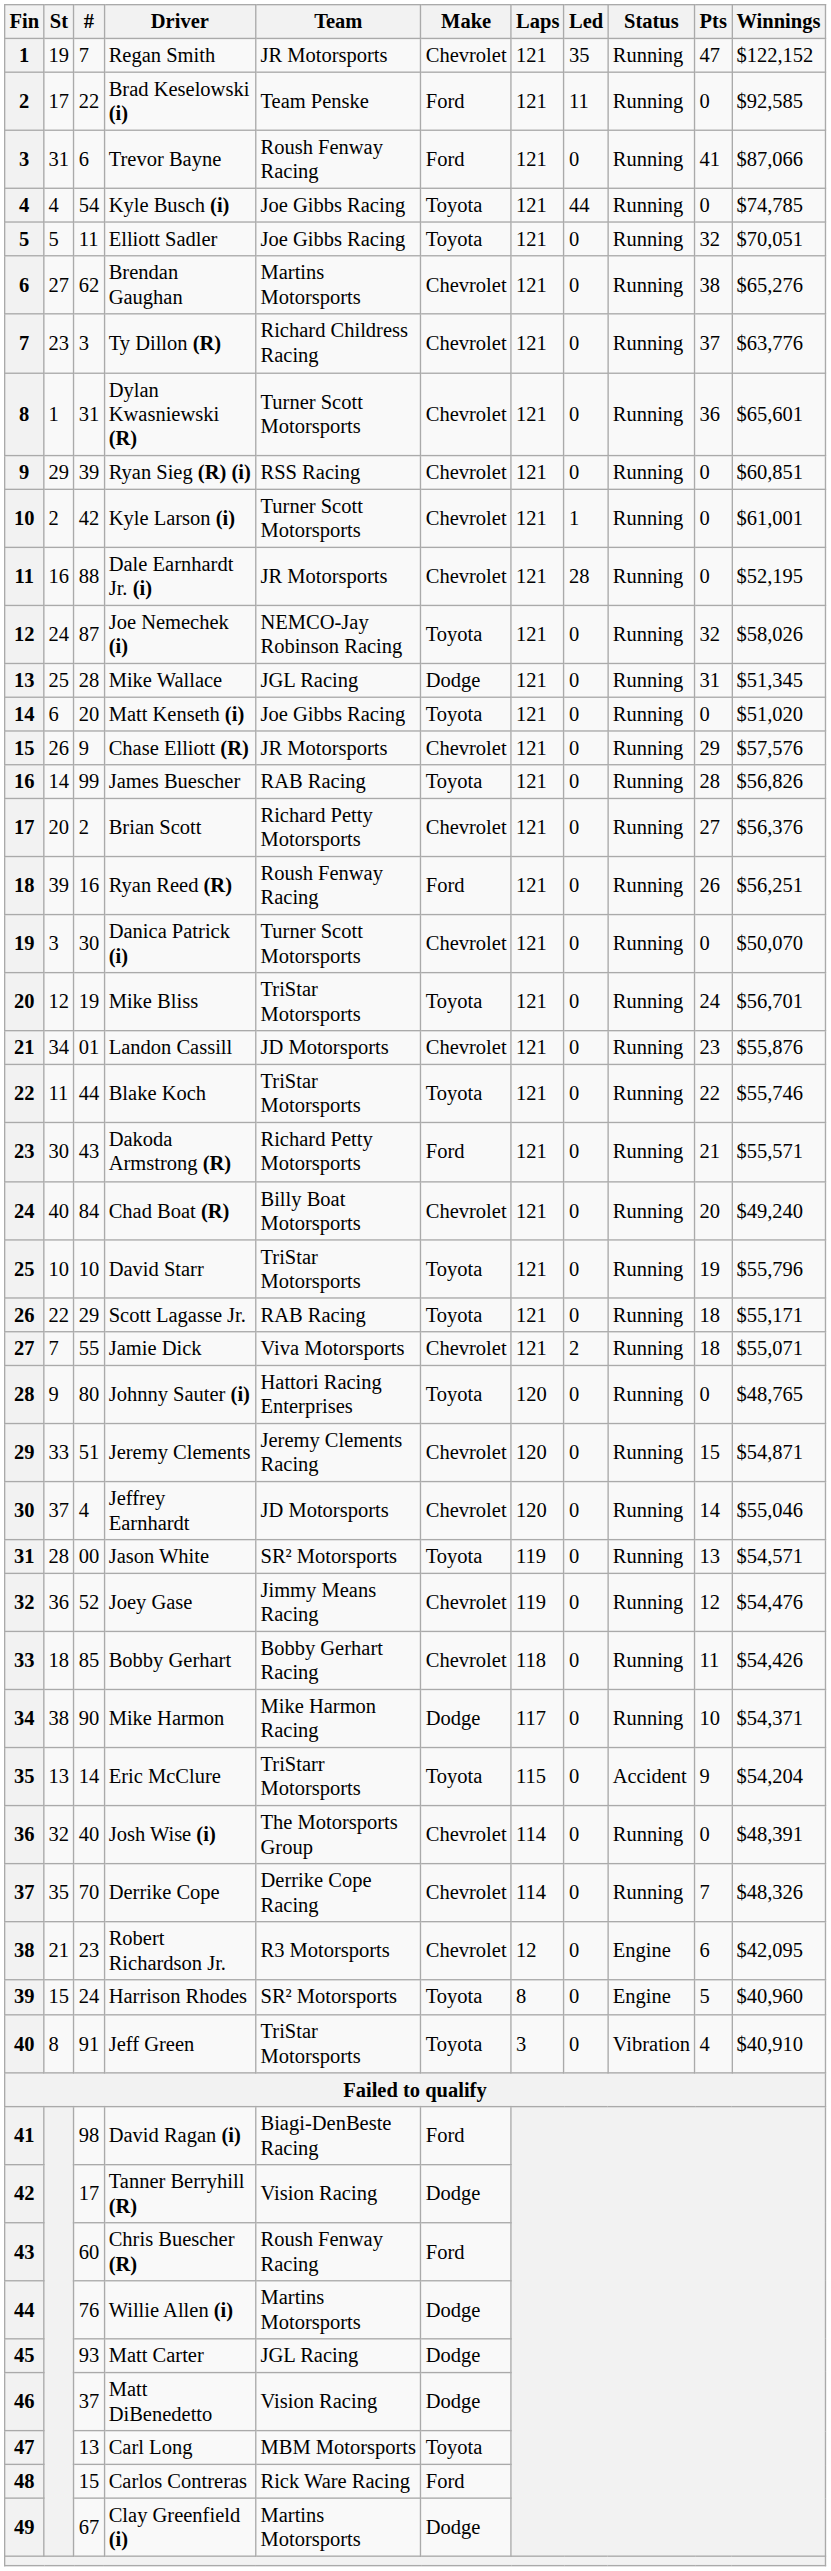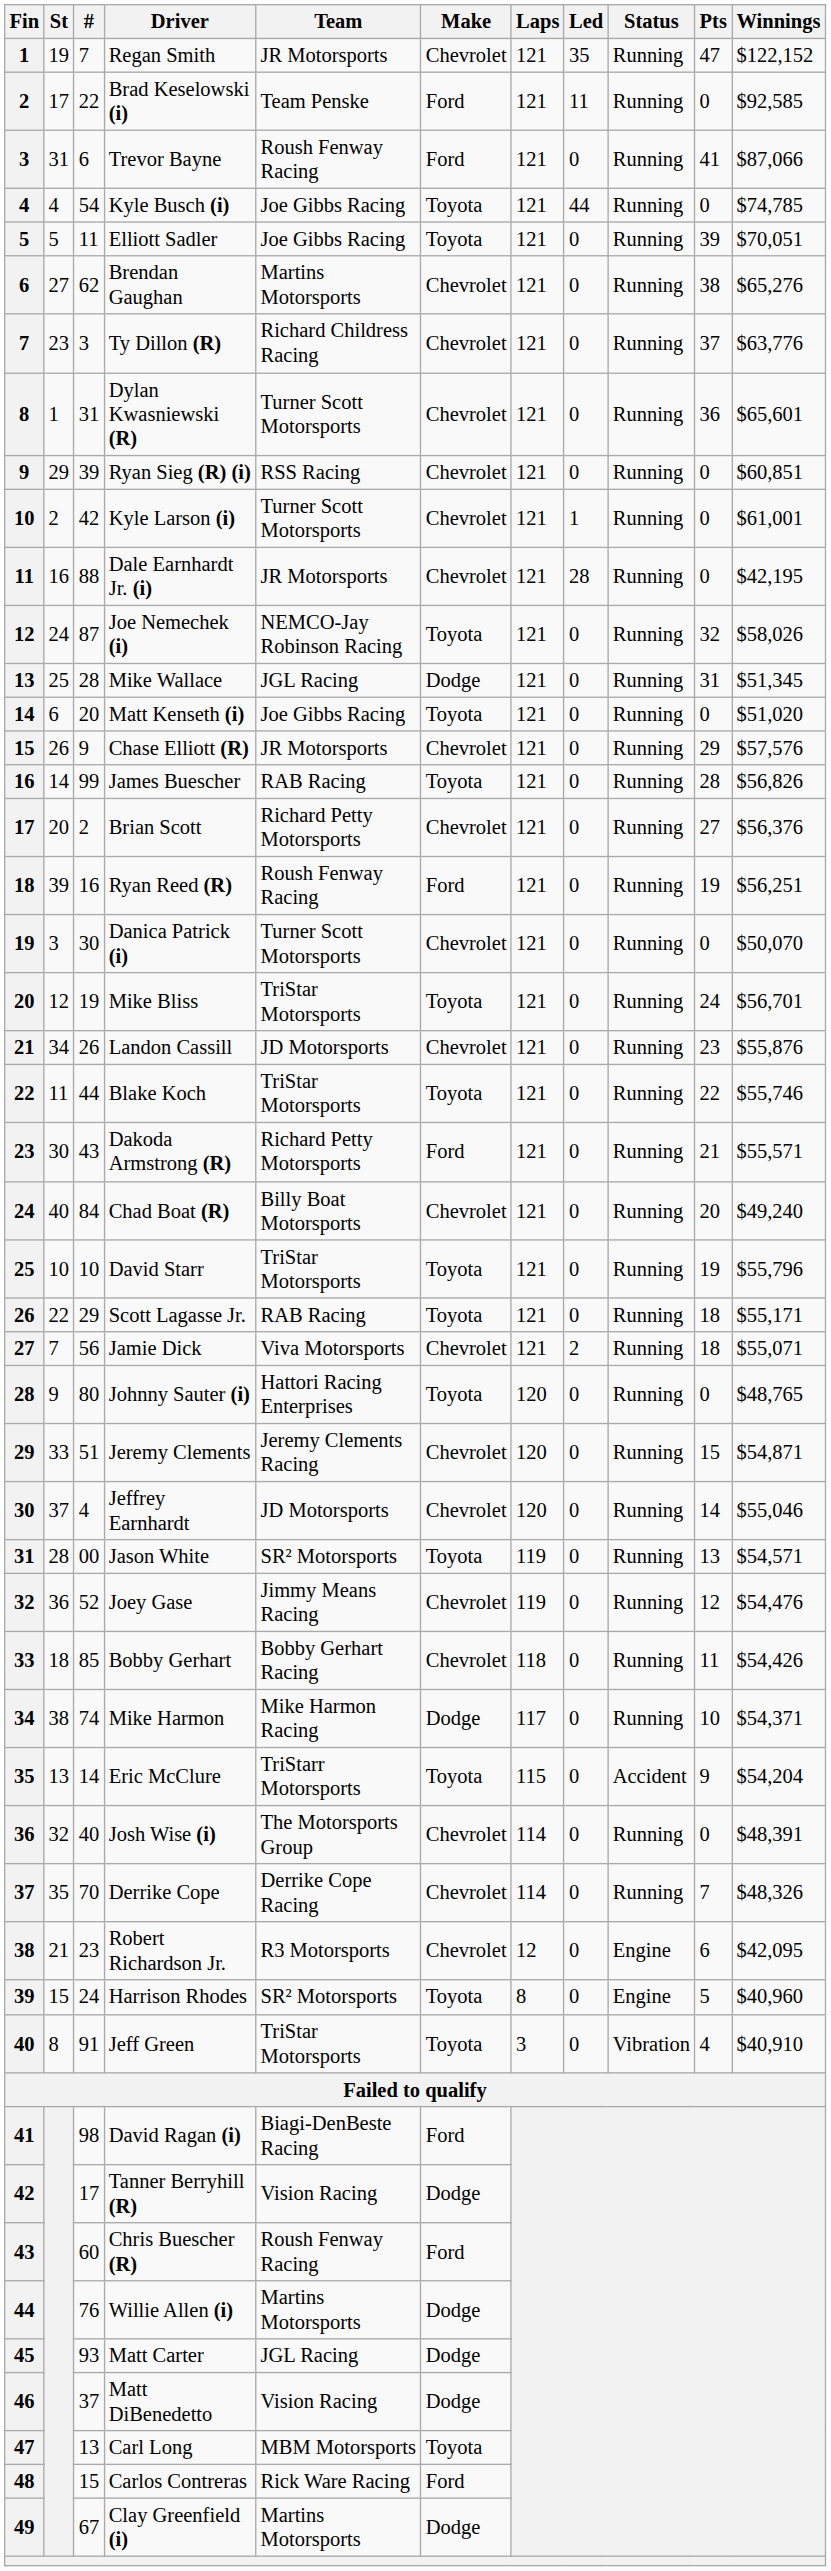(710, 239) 32 -> (710, 239) 39
(770, 576) $52,195 -> (770, 576) $42,195
(710, 885) 26 -> (710, 885) 19
(89, 1048) 01 -> (89, 1048) 26
(89, 1348) 55 -> (89, 1348) 56
(89, 1718) 90 -> (89, 1718) 74
